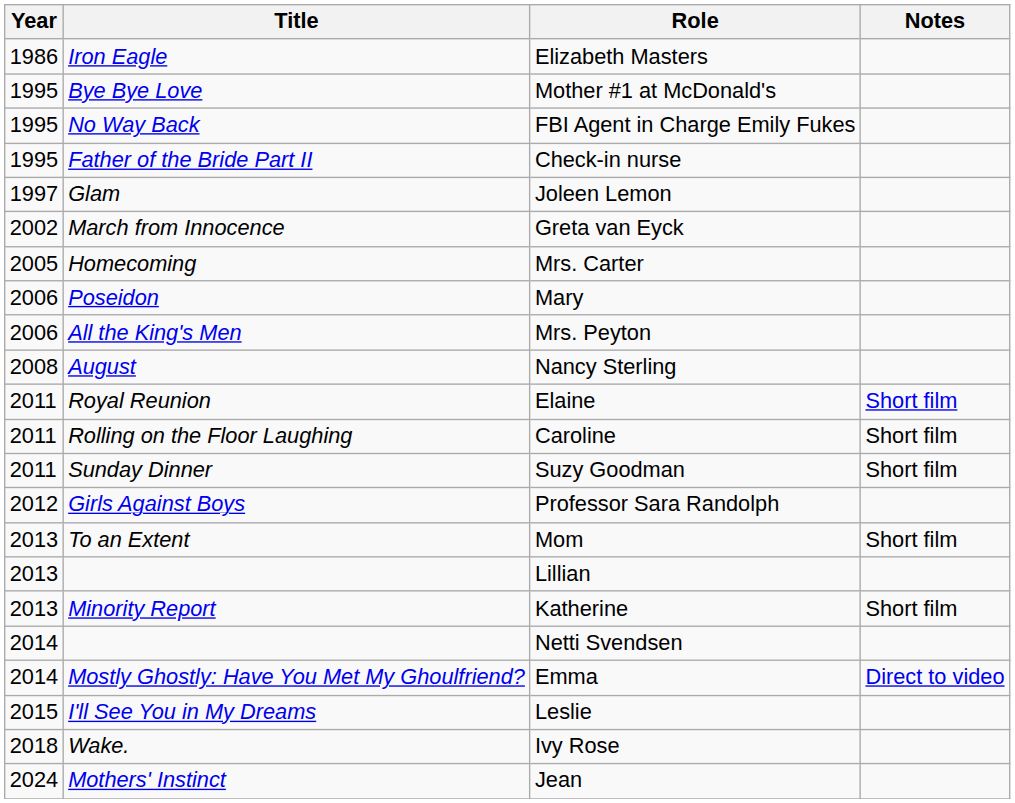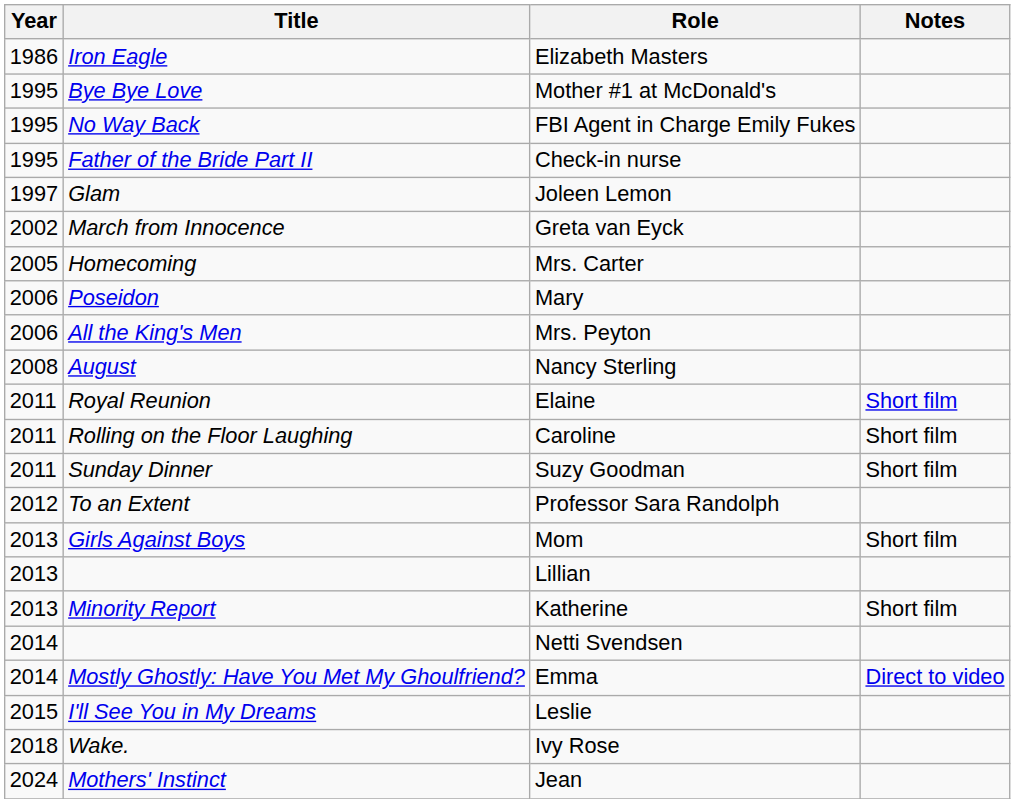(157, 504) Girls Against Boys -> (129, 504) To an Extent
(129, 539) To an Extent -> (157, 539) Girls Against Boys
